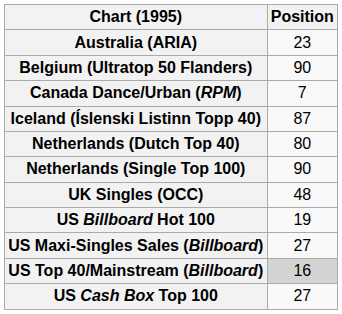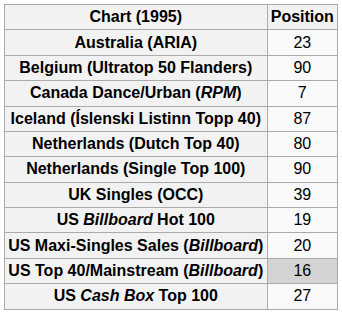(302, 194) 48 -> (302, 194) 39
(302, 245) 27 -> (302, 245) 20
